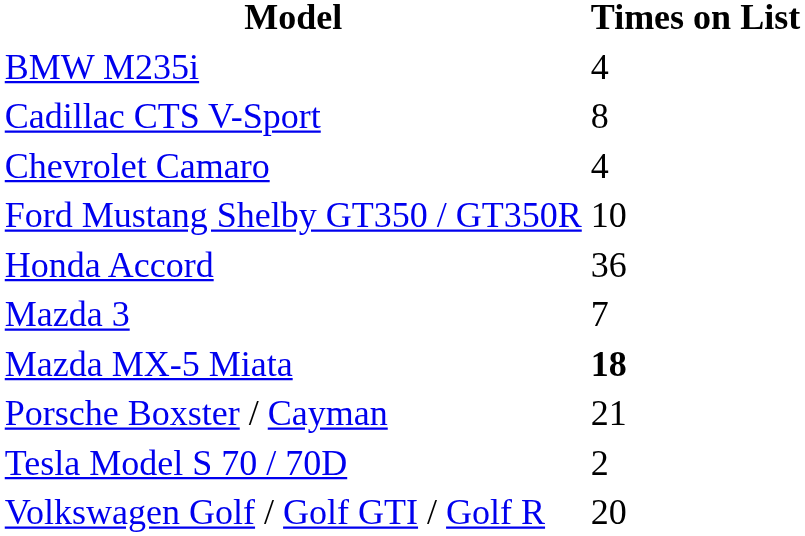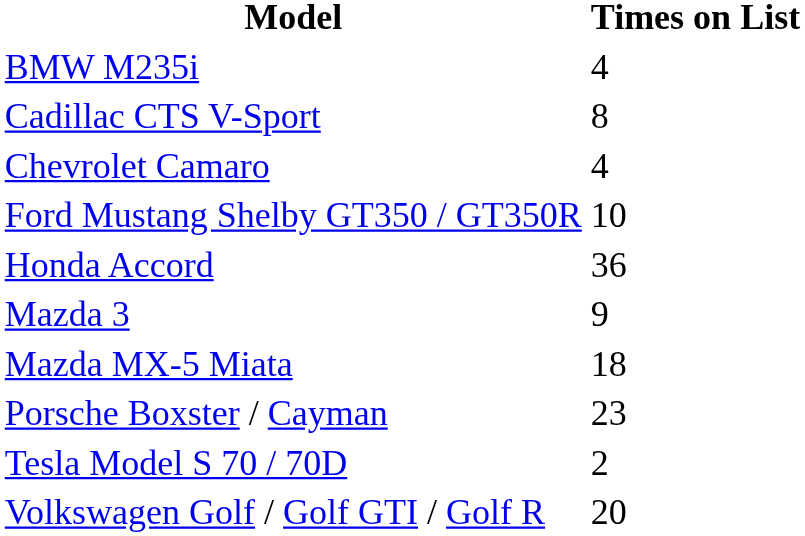(600, 314) 7 -> (600, 314) 9
(609, 363) bold -> (609, 363) normal
(609, 413) 21 -> (609, 413) 23
